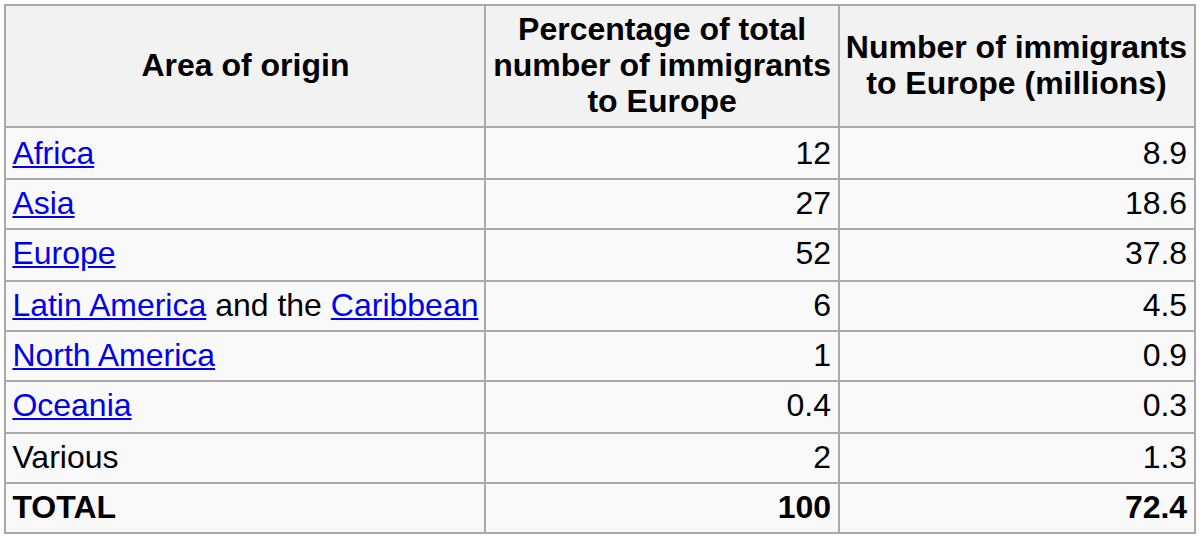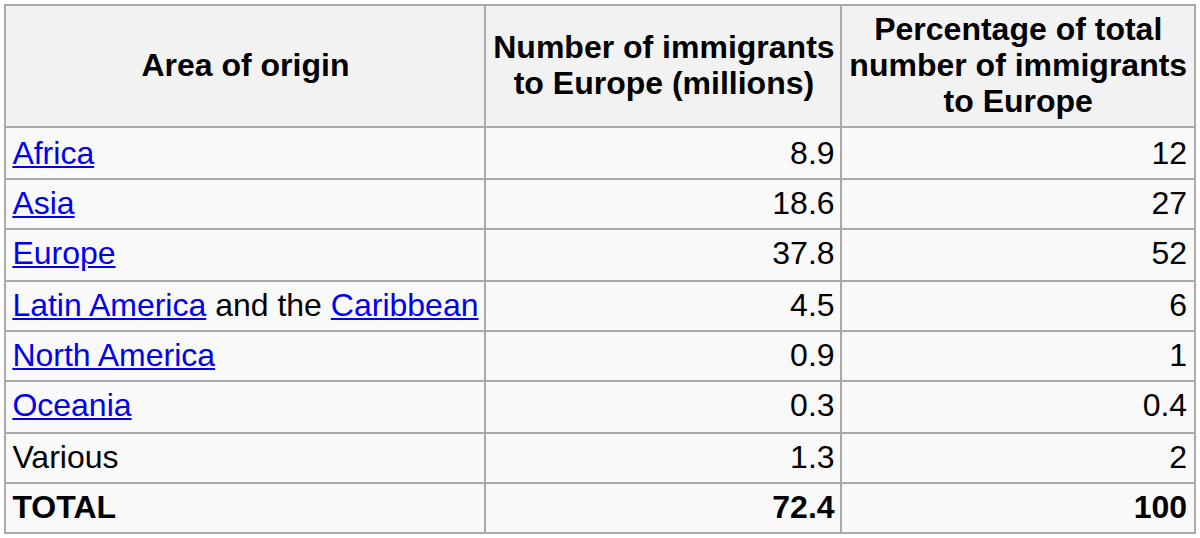columns swapped: (1016, 65) <-> (662, 65)
